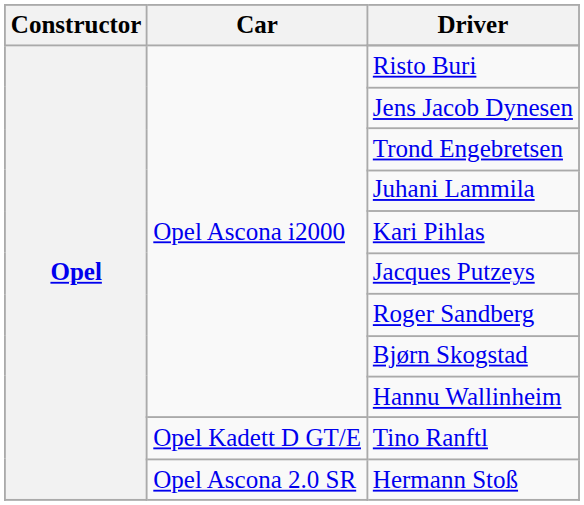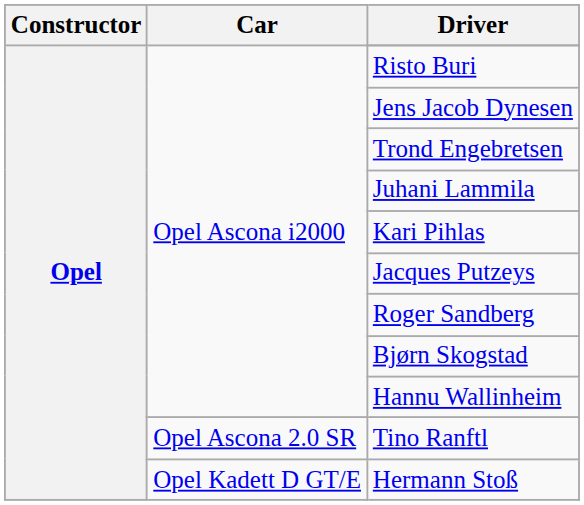(257, 437) Opel Kadett D GT/E -> (255, 437) Opel Ascona 2.0 SR
(255, 478) Opel Ascona 2.0 SR -> (257, 478) Opel Kadett D GT/E
